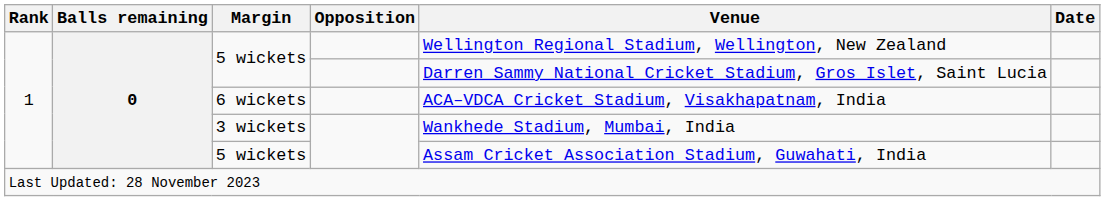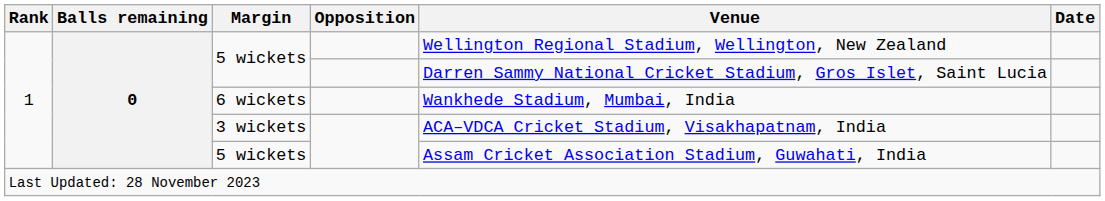(655, 100) ACA–VDCA Cricket Stadium, Visakhapatnam, India -> (579, 100) Wankhede Stadium, Mumbai, India
(579, 128) Wankhede Stadium, Mumbai, India -> (655, 128) ACA–VDCA Cricket Stadium, Visakhapatnam, India
